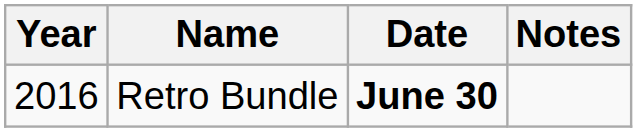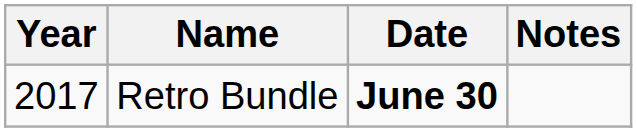(56, 95) 2016 -> (56, 95) 2017
